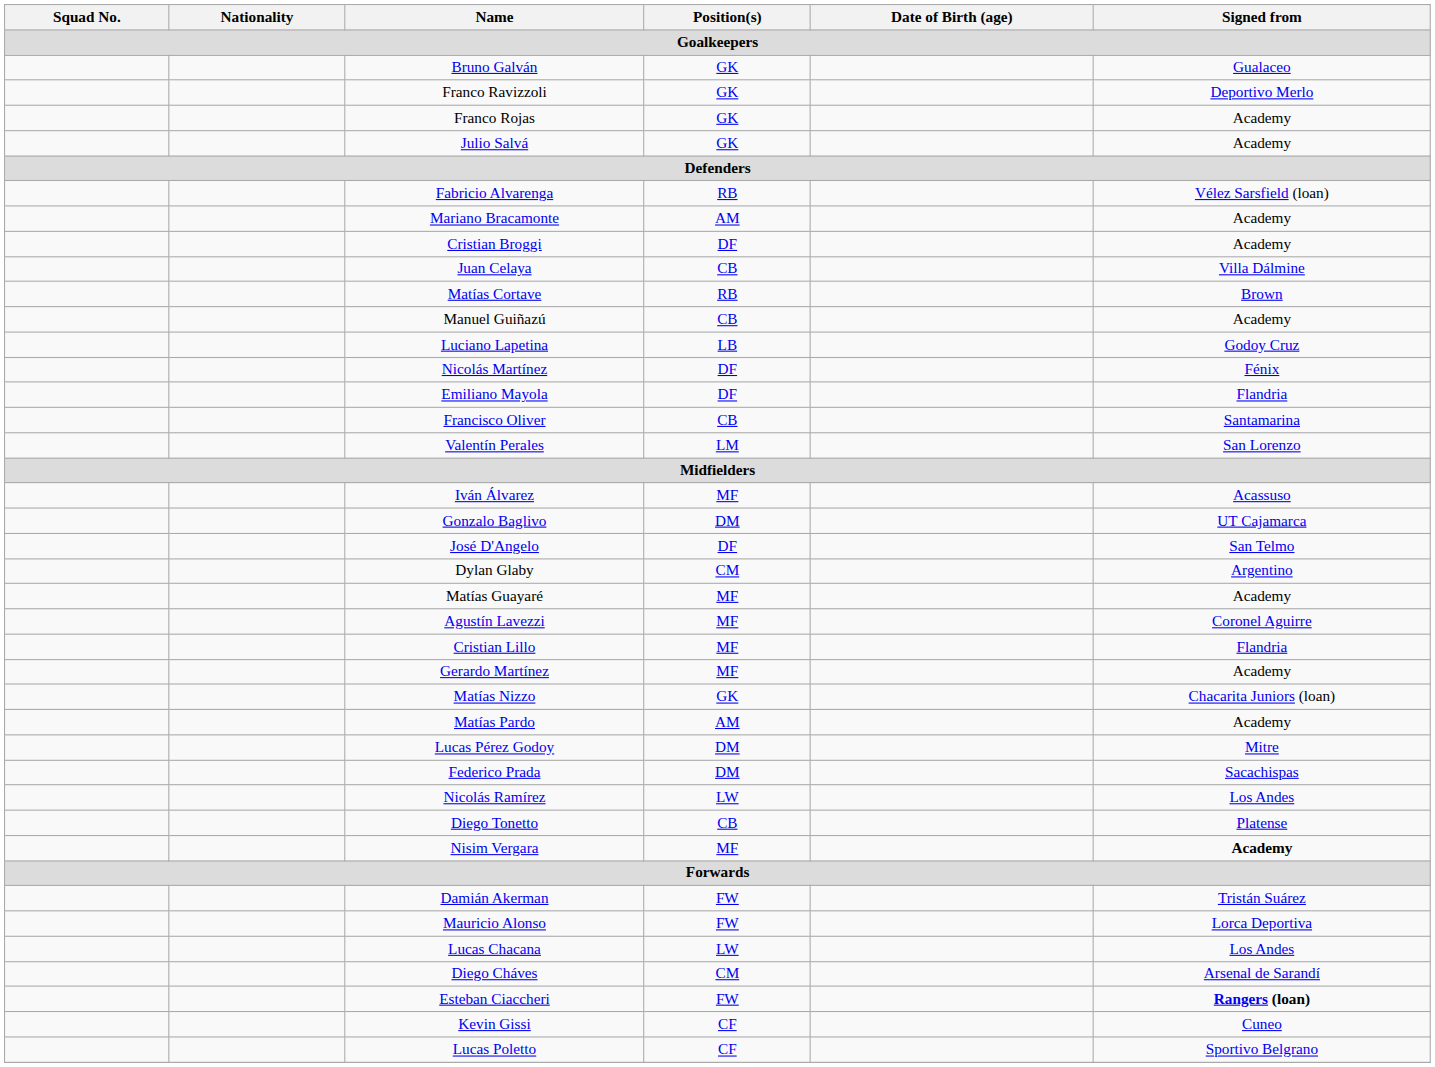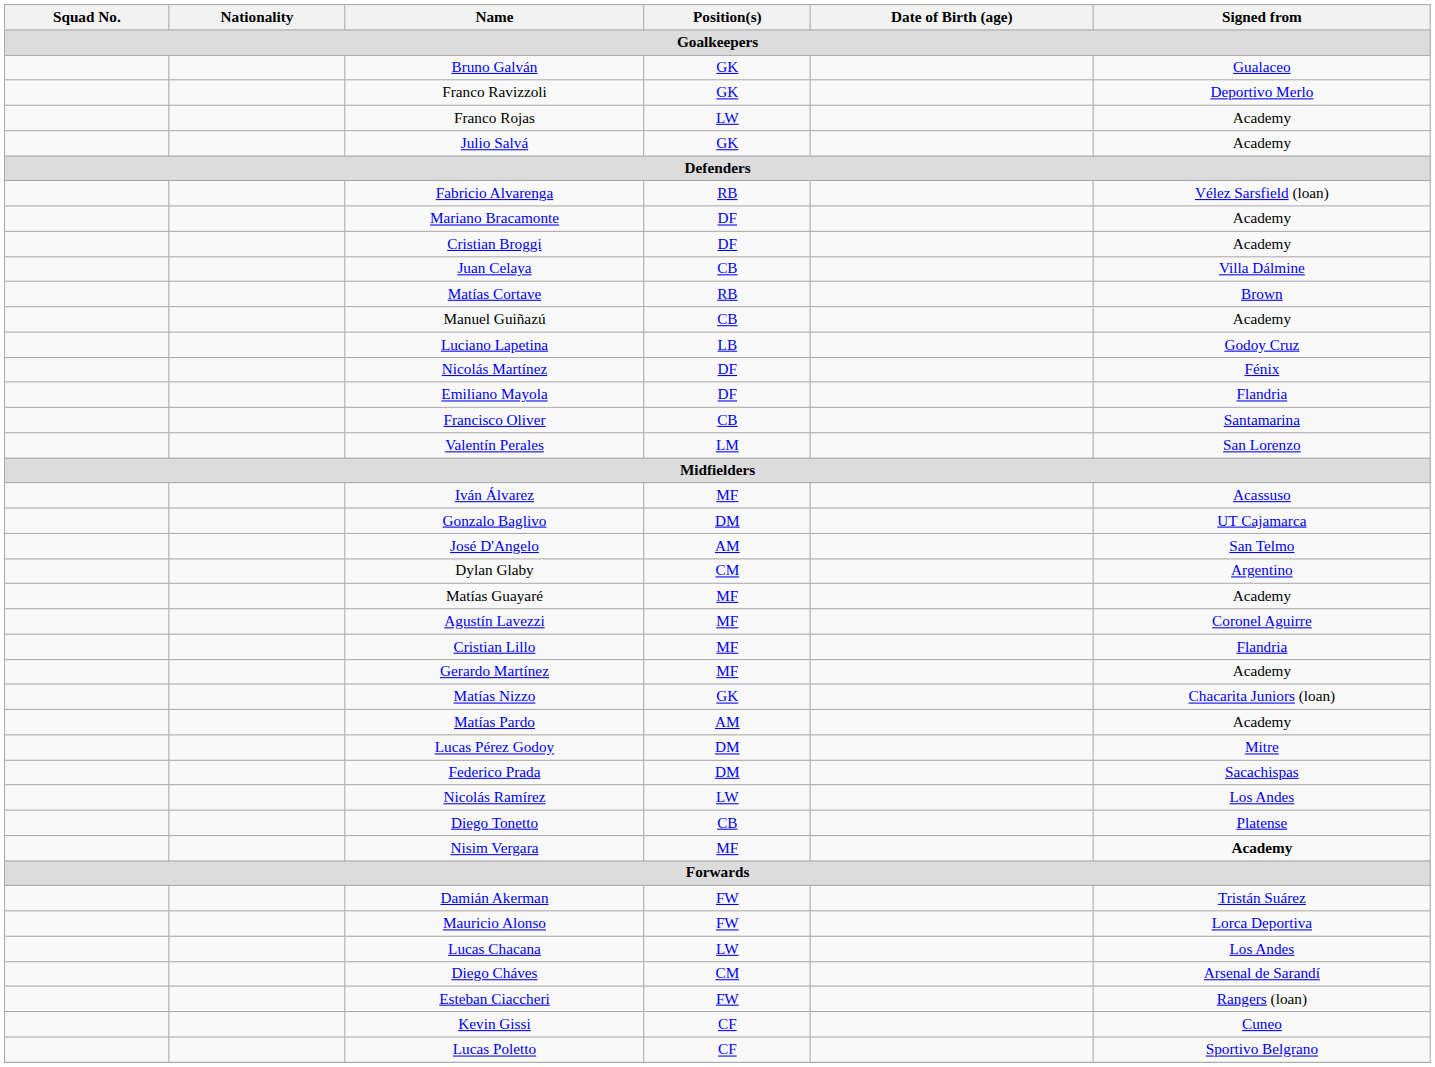(727, 118) GK -> (727, 118) LW
(727, 218) AM -> (727, 218) DF
(727, 546) DF -> (727, 546) AM
(1262, 999) bold -> (1262, 999) normal
